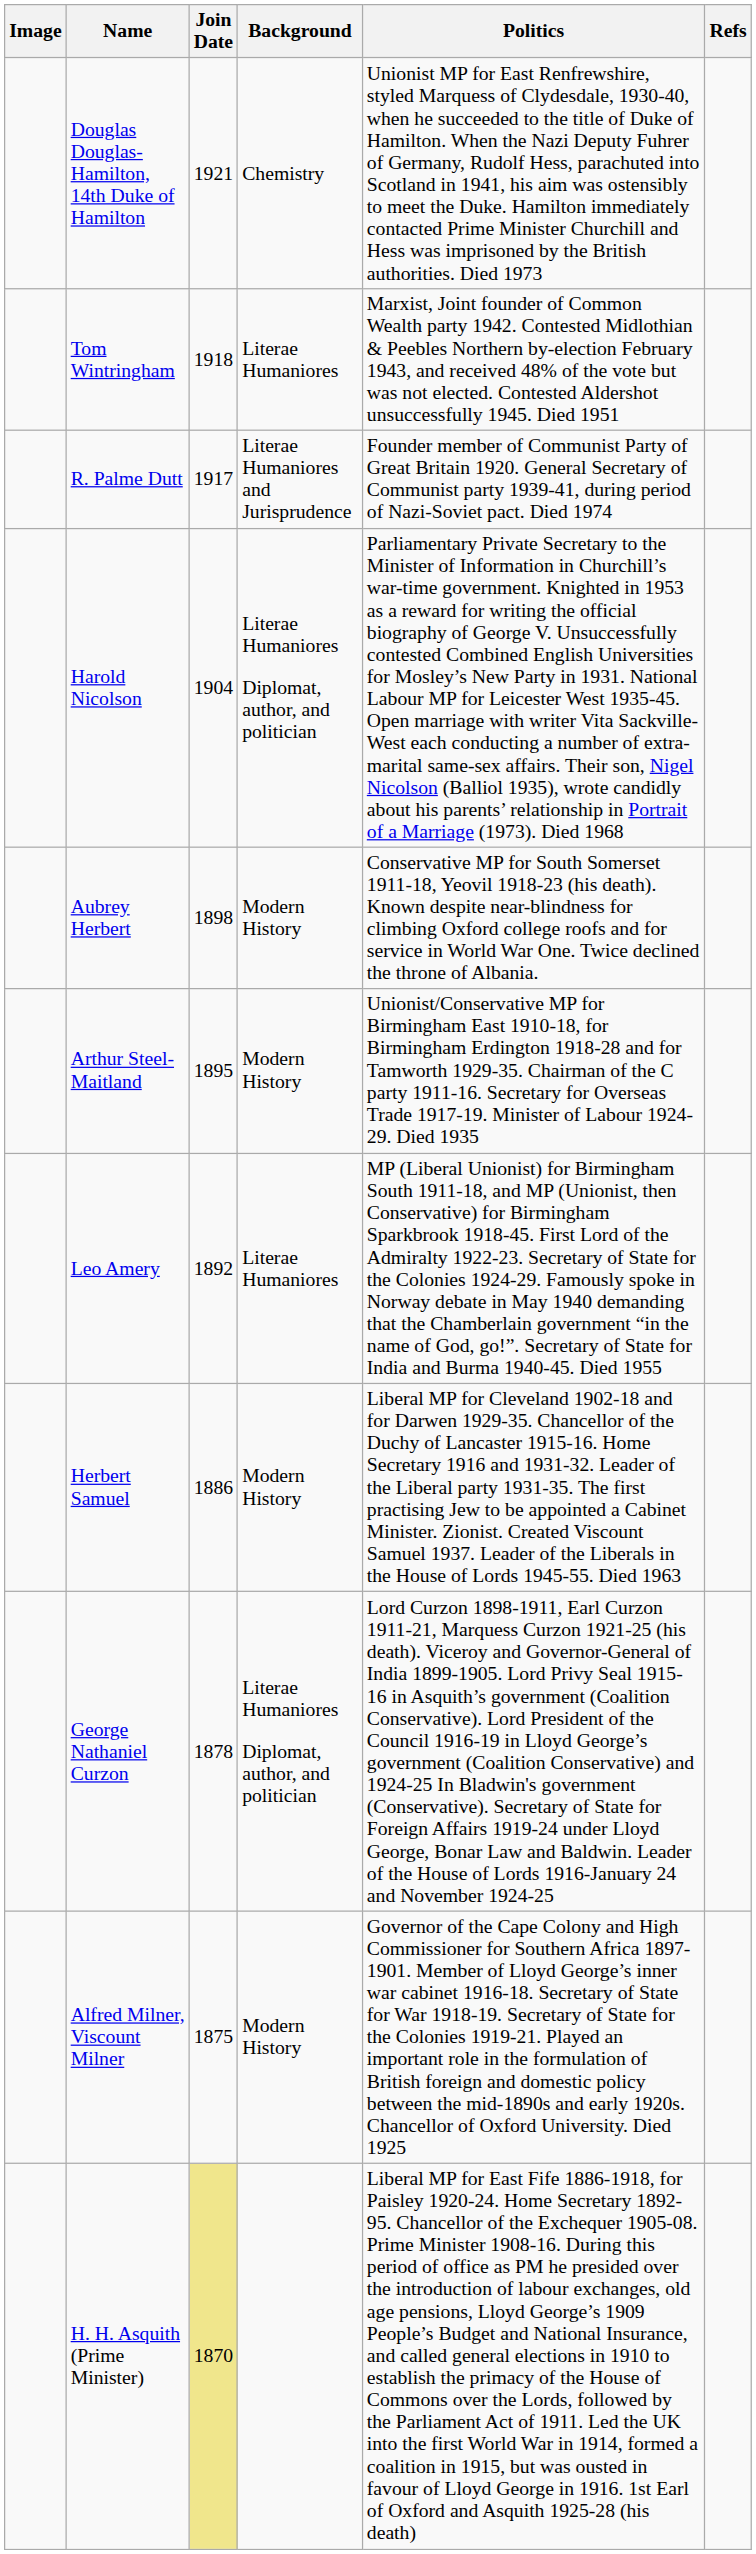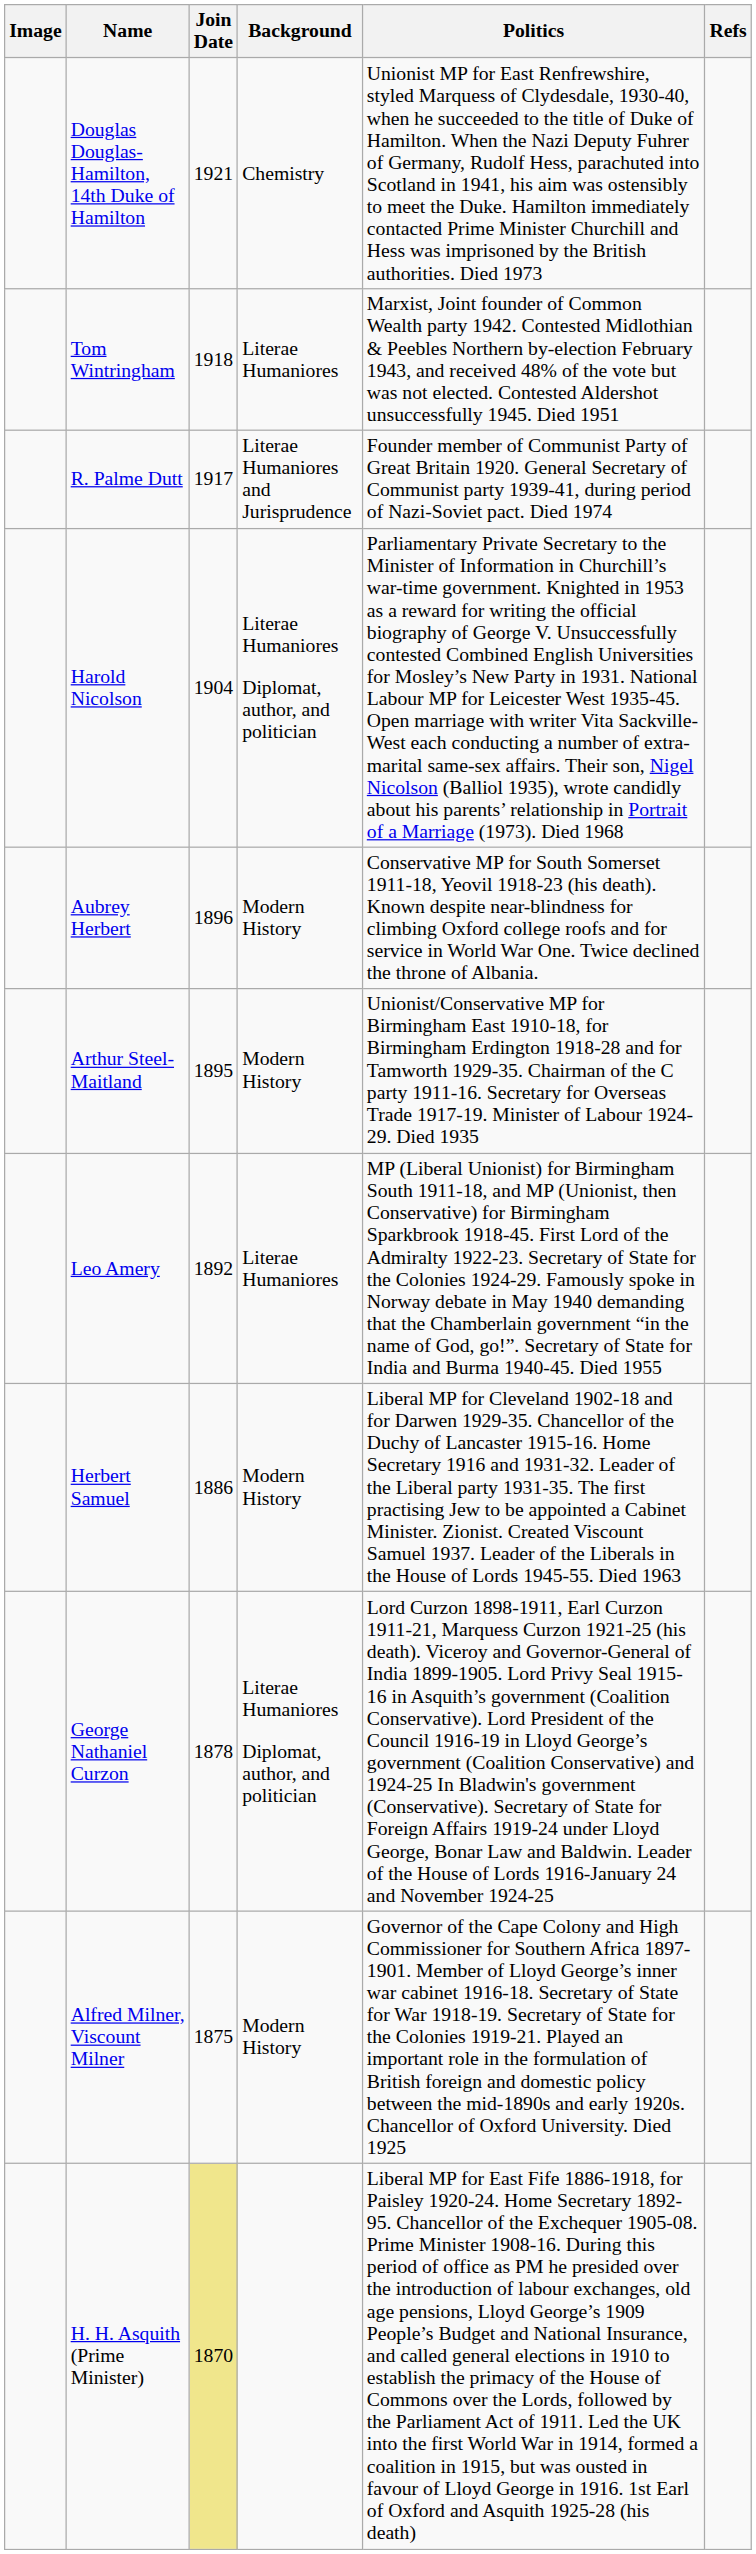(213, 917) 1898 -> (213, 917) 1896
